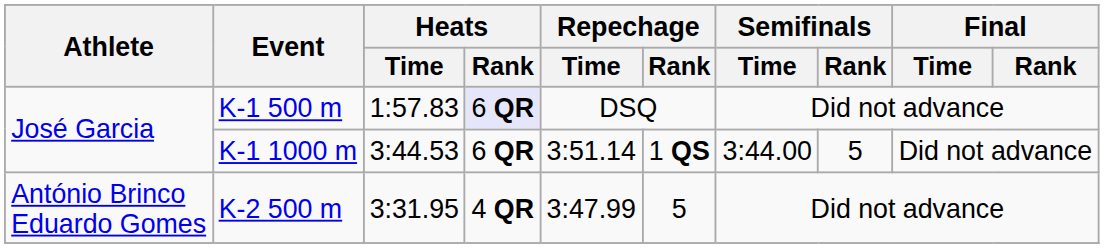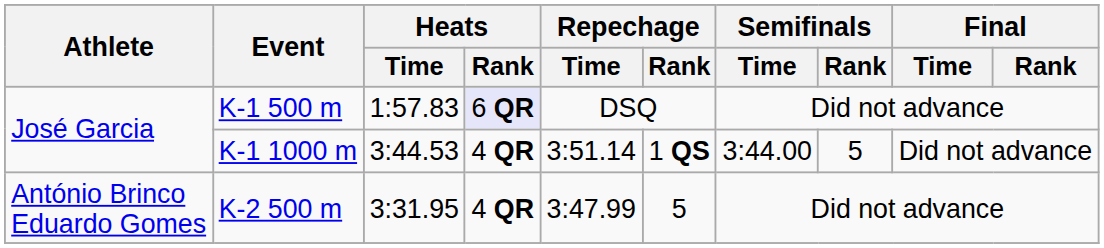(503, 151) 6 QR -> (503, 151) 4 QR
